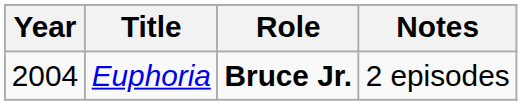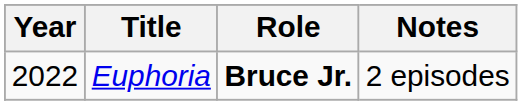(45, 75) 2004 -> (45, 75) 2022
